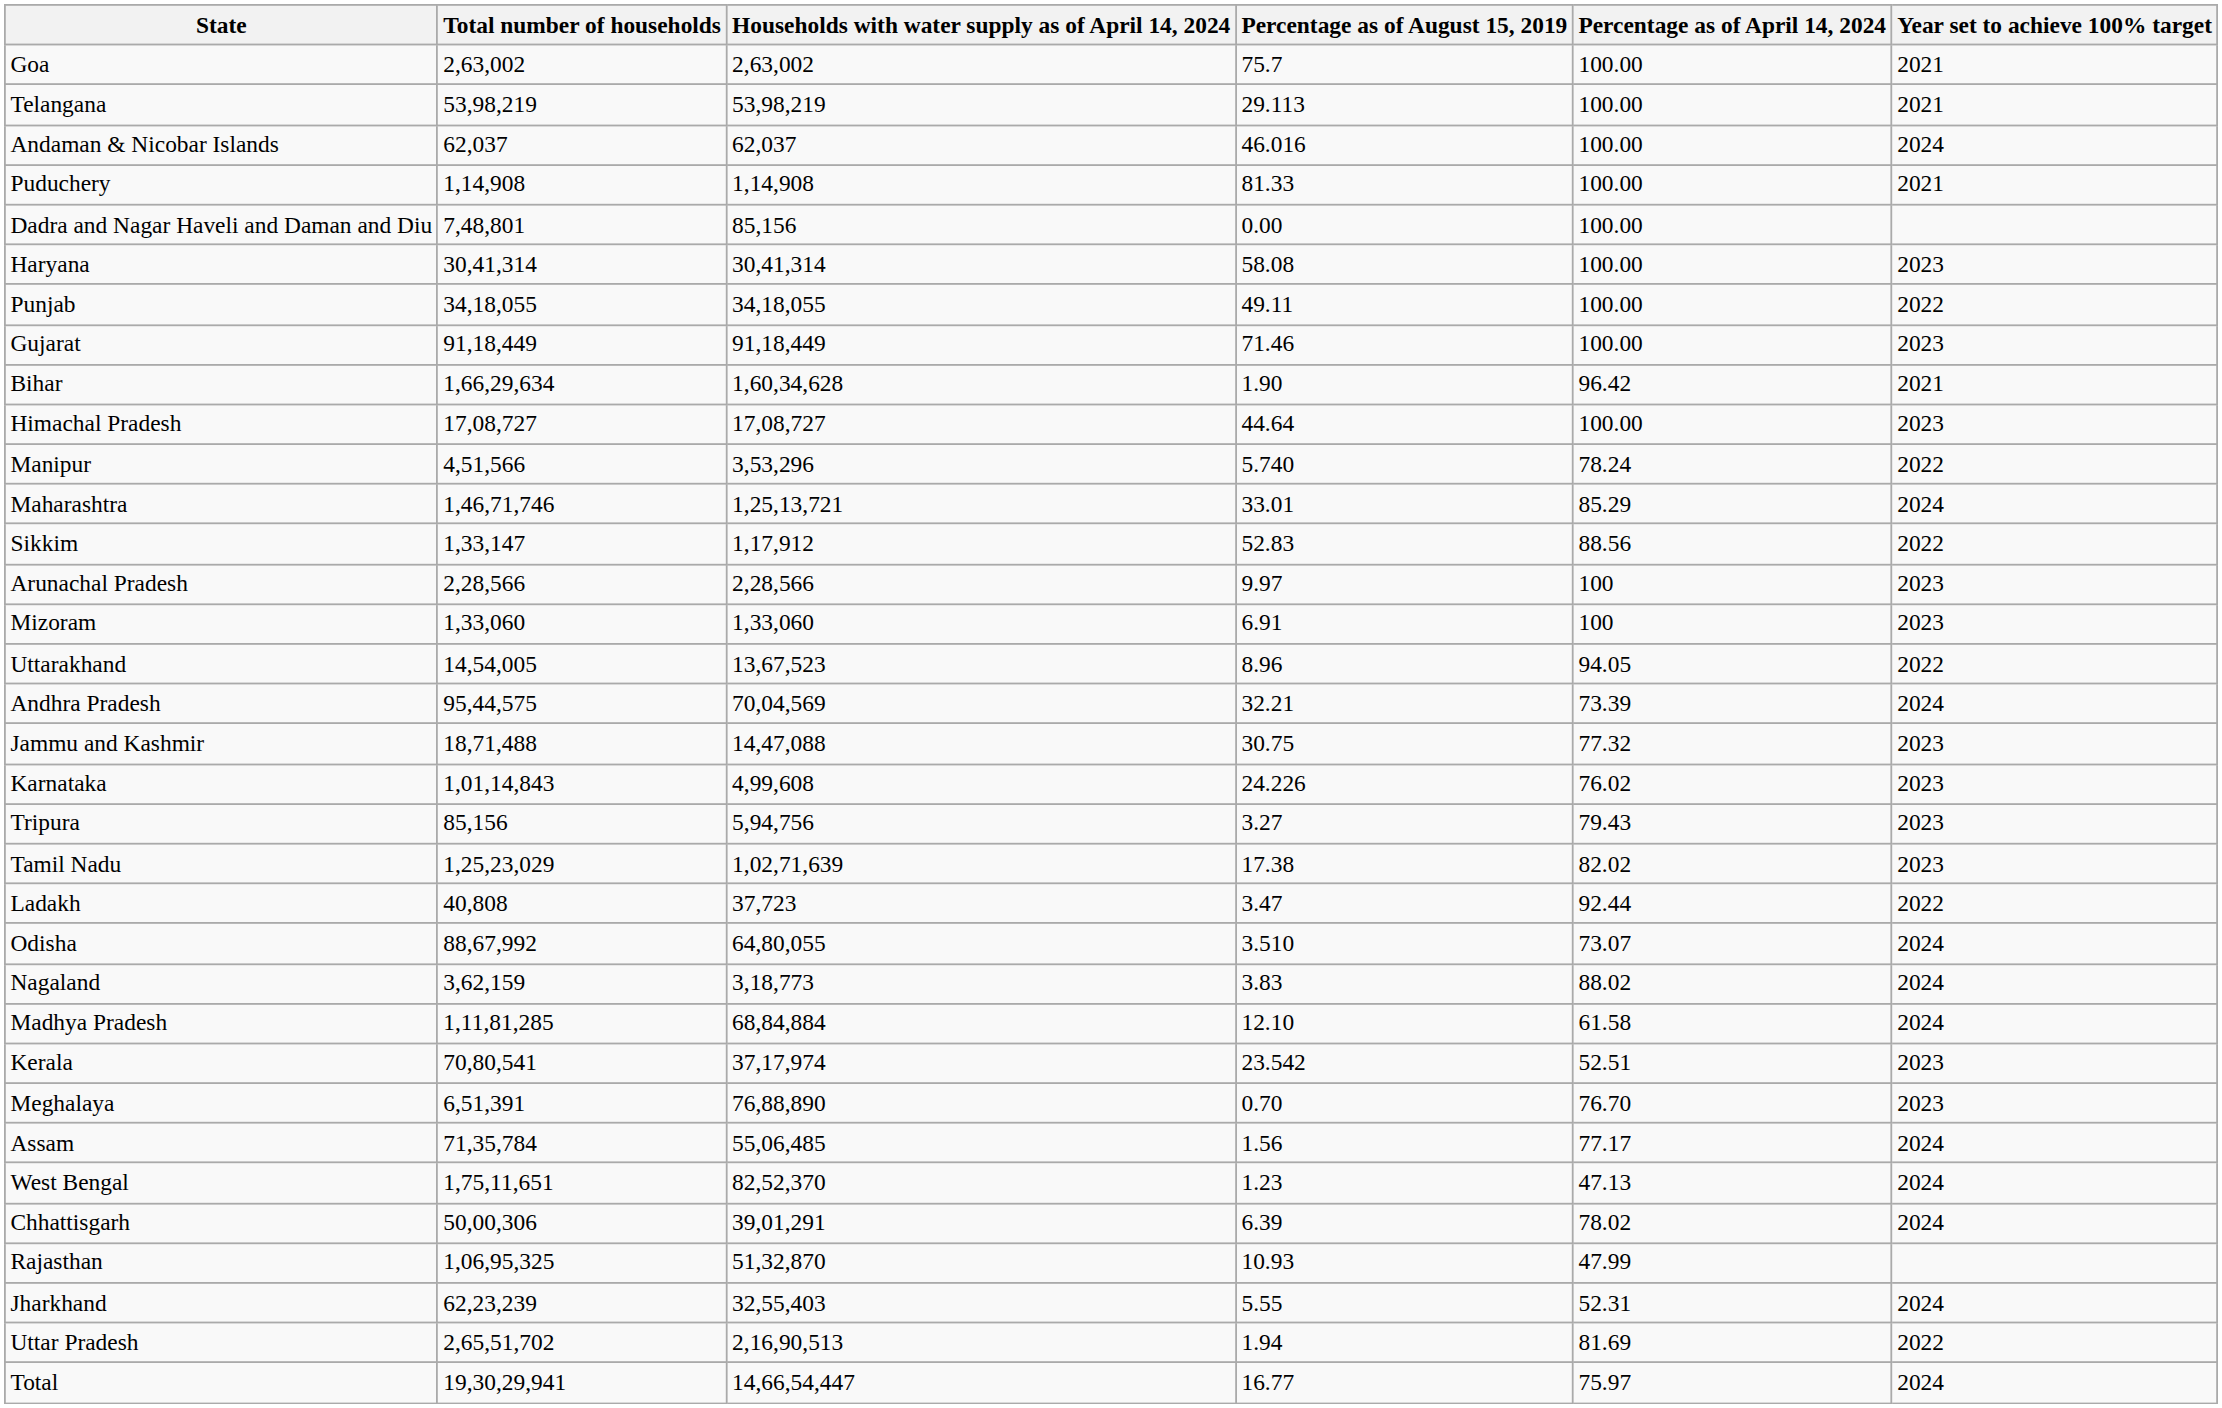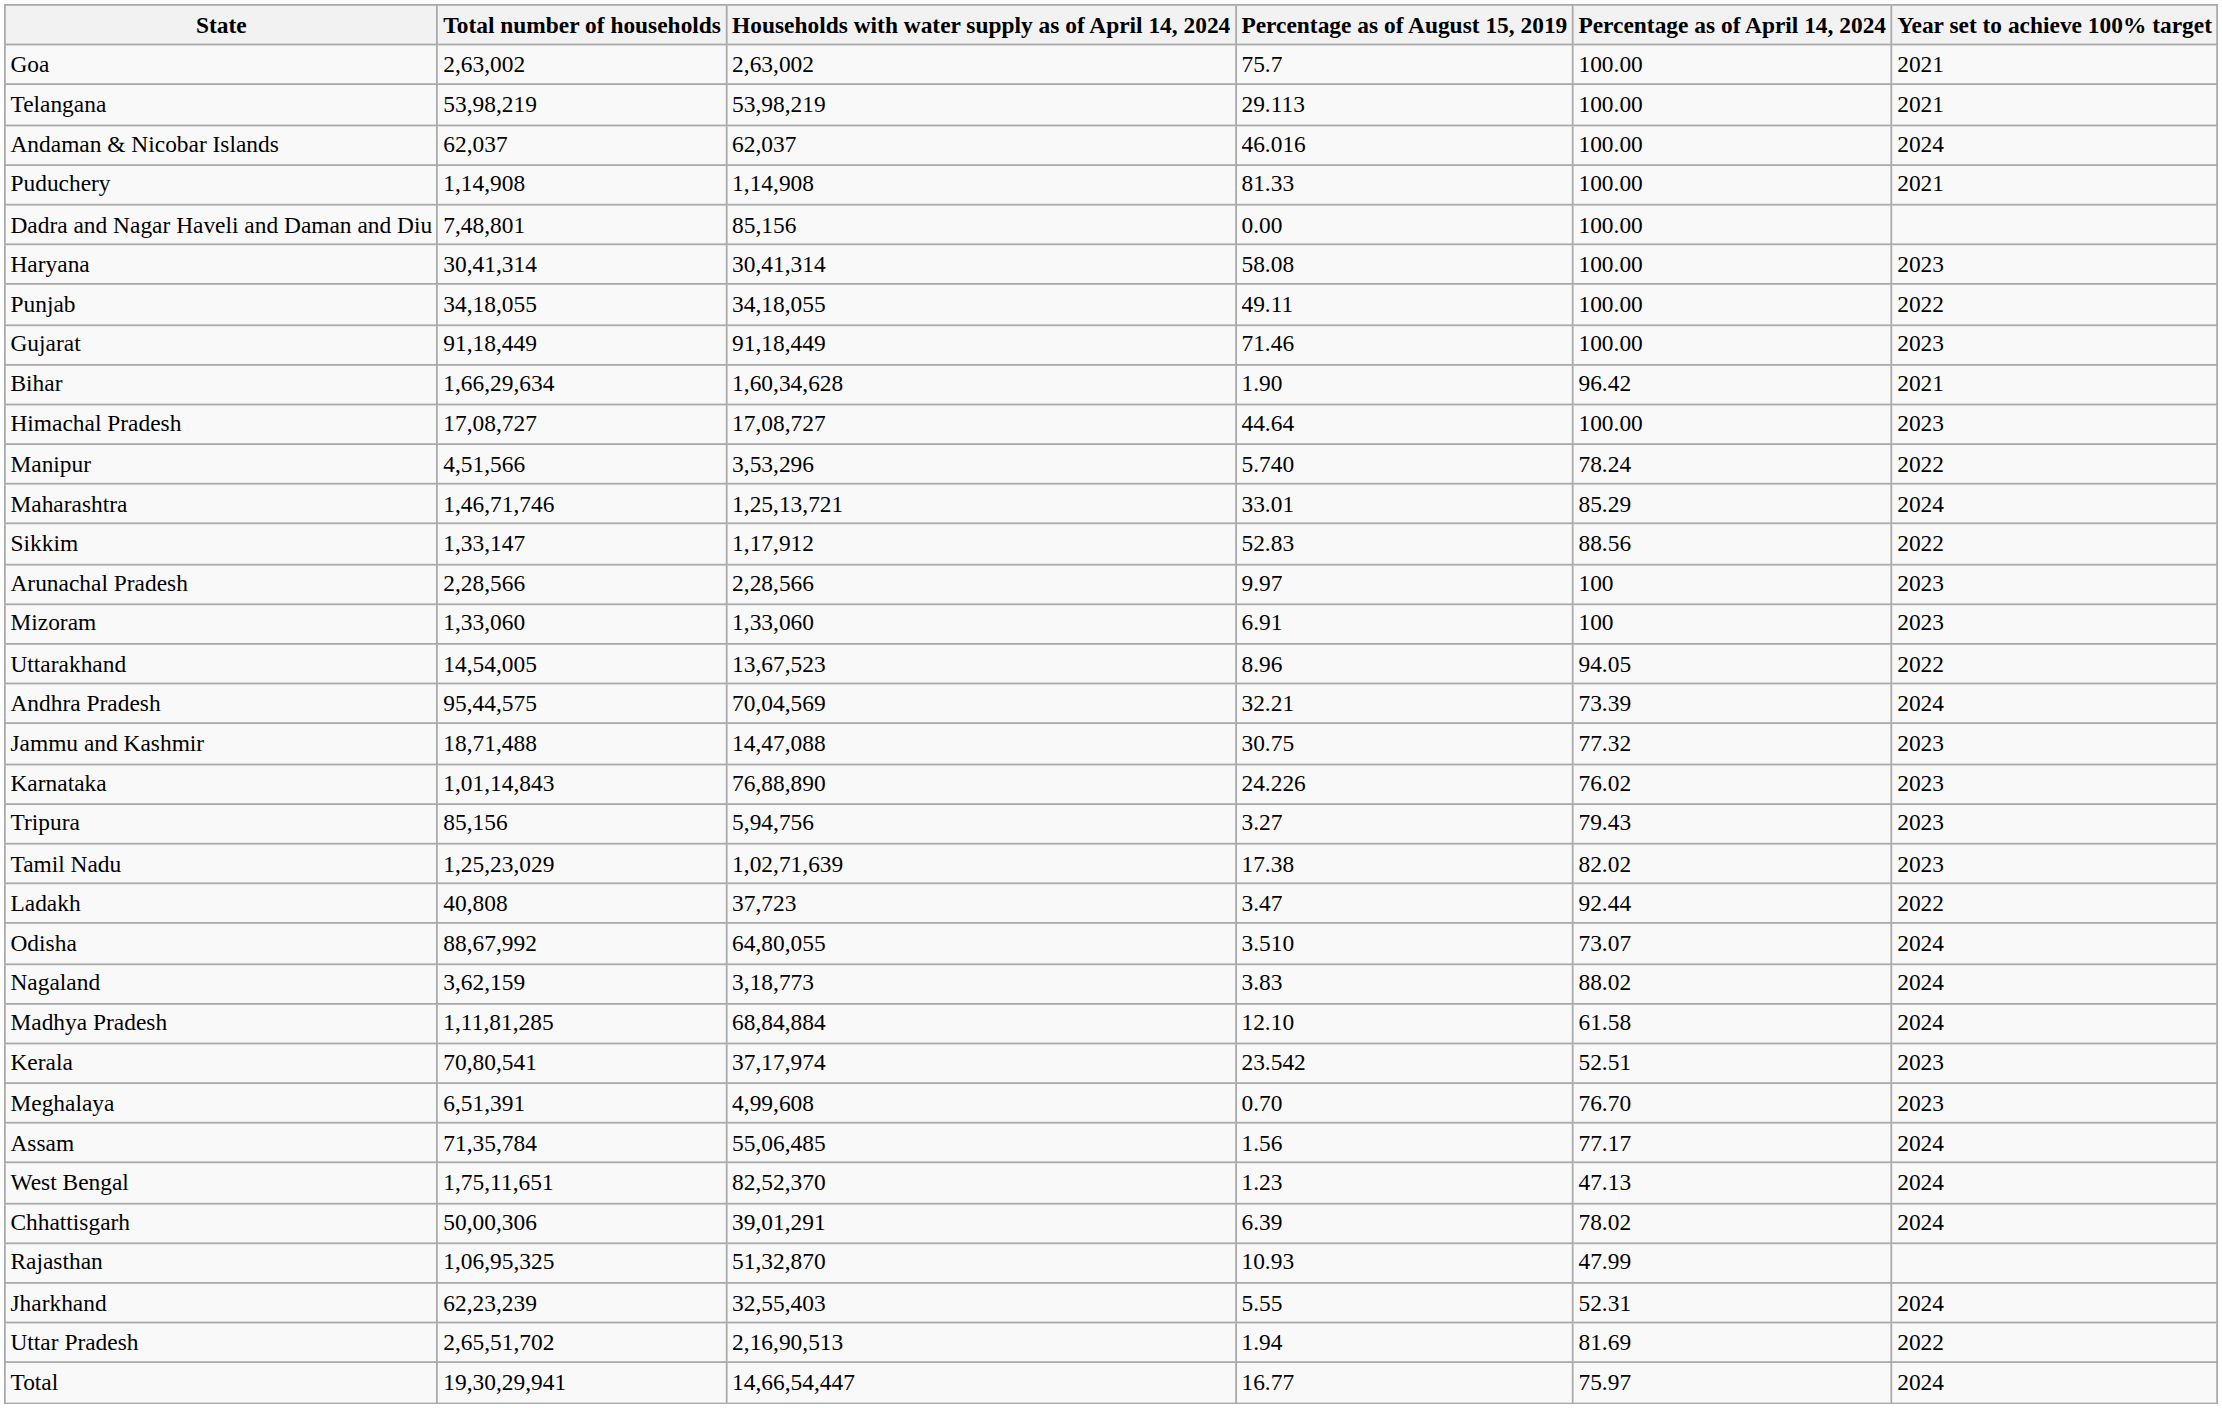(773, 783) 4,99,608 -> (779, 783) 76,88,890
(779, 1102) 76,88,890 -> (773, 1102) 4,99,608
